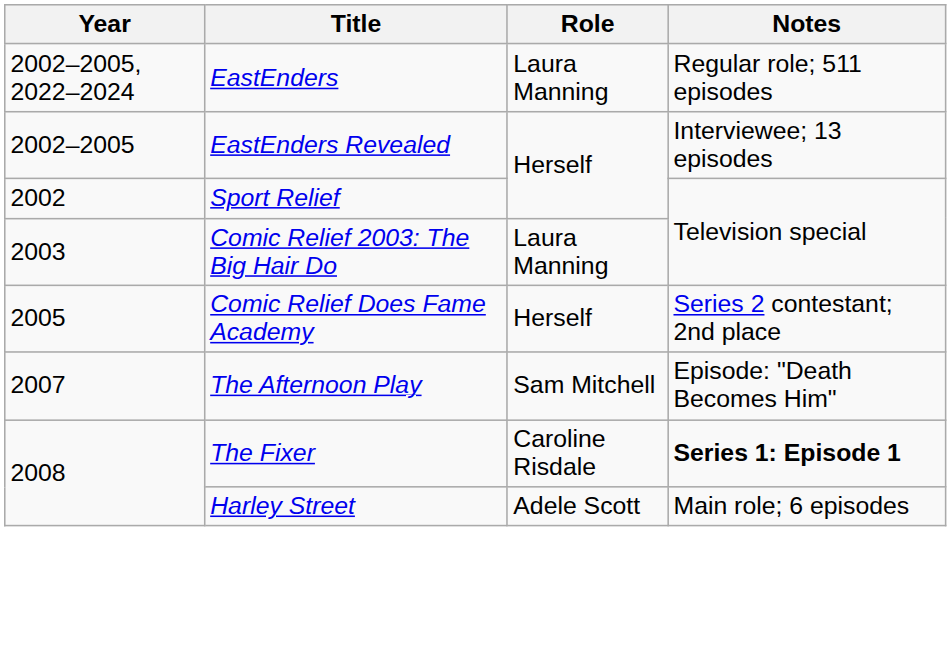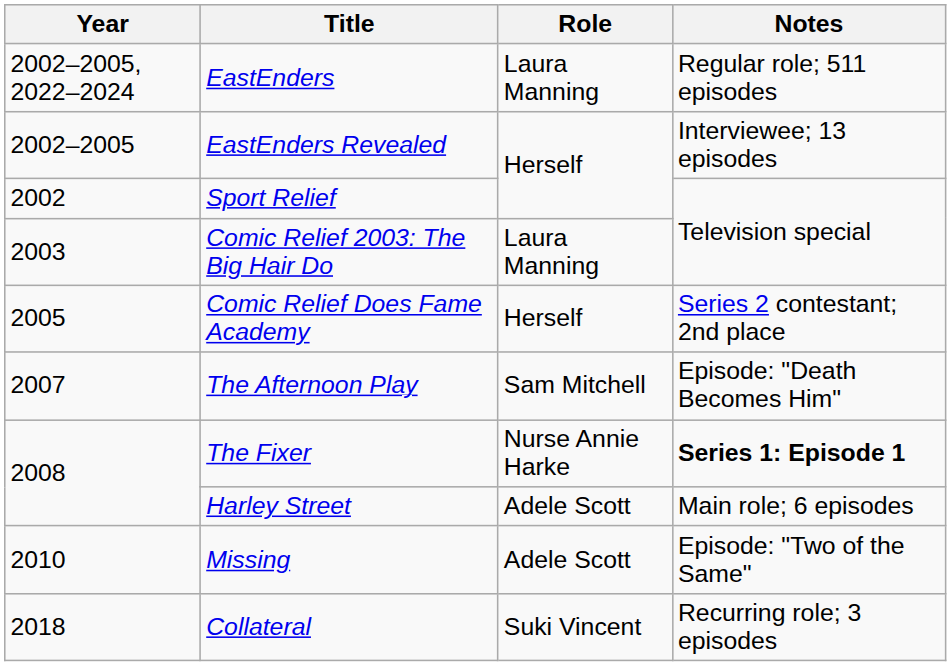(559, 452) Caroline Risdale -> (571, 452) Nurse Annie Harke
+ row: (248, 559)
+ row: (259, 626)
